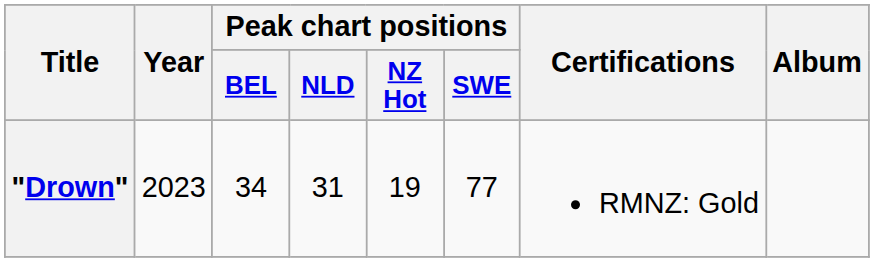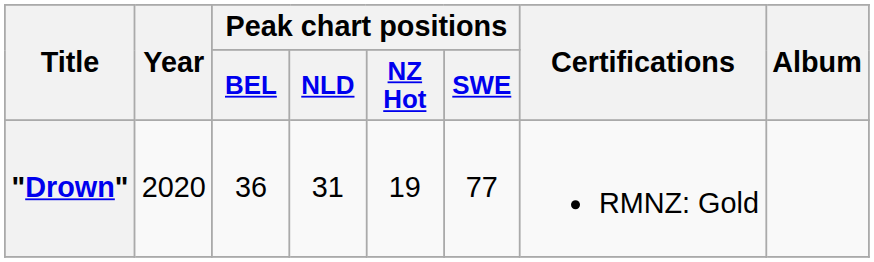(174, 187) 2023 -> (174, 187) 2020
(251, 187) 34 -> (251, 187) 36
